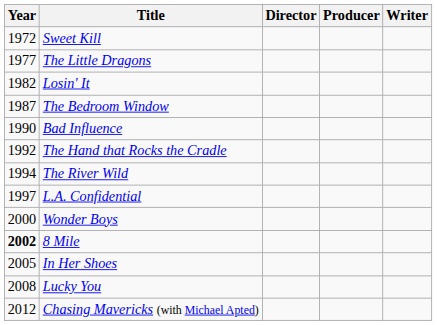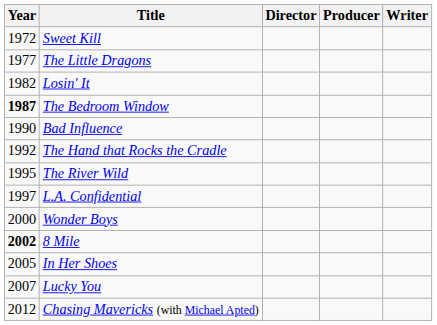(22, 106) normal -> (22, 106) bold
(22, 173) 1994 -> (22, 173) 1995
(22, 286) 2008 -> (22, 286) 2007
